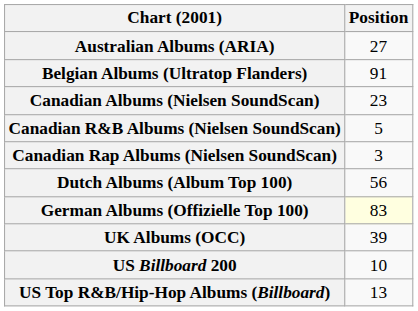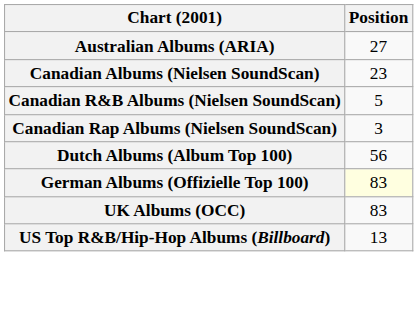- row: (175, 73)
(379, 237) 39 -> (379, 210) 83
- row: (175, 264)
